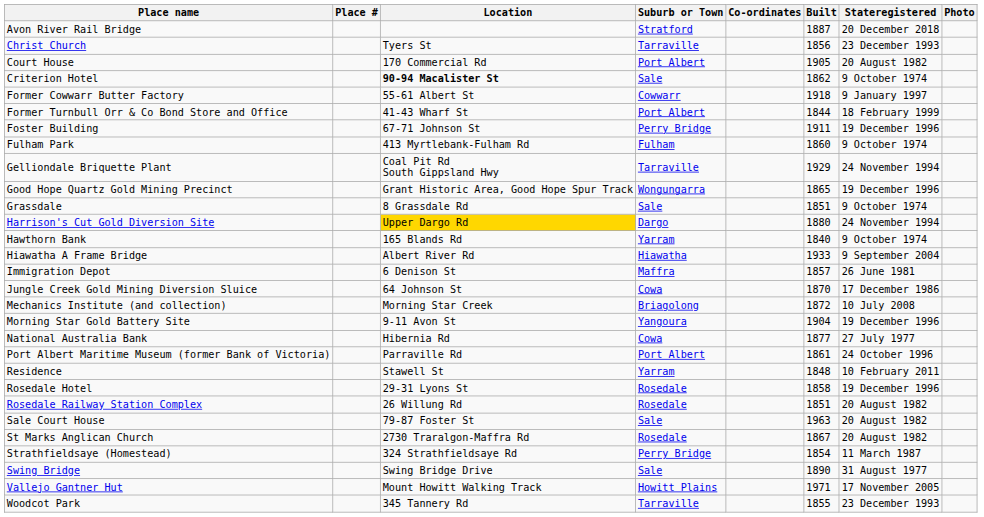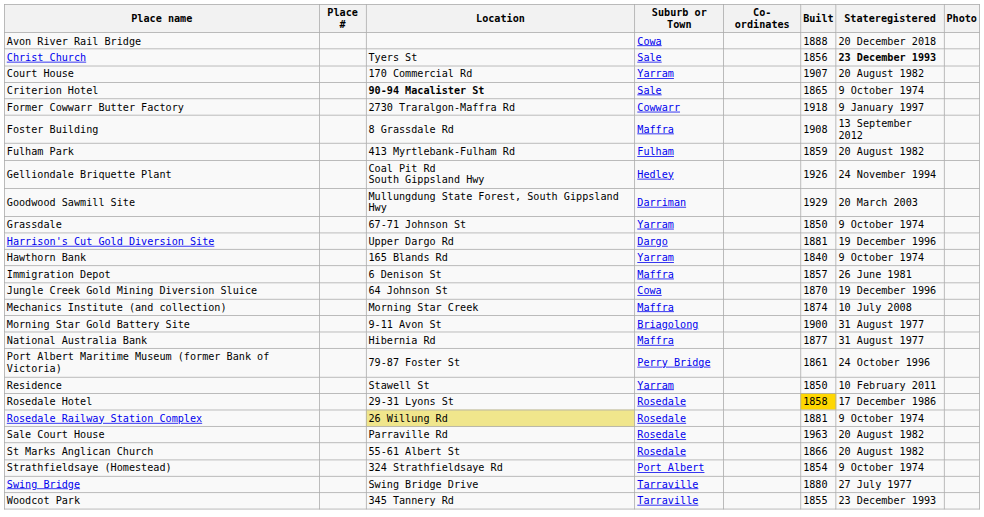(665, 29) Stratford -> (649, 41) Cowa
(818, 29) 1887 -> (815, 41) 1888
(668, 46) Tarraville -> (649, 57) Sale
(890, 46) normal -> (887, 57) bold
(671, 62) Port Albert -> (656, 74) Yarram
(818, 62) 1905 -> (815, 74) 1907
(818, 79) 1862 -> (815, 90) 1865
(429, 95) 55-61 Albert St -> (442, 107) 2730 Traralgon-Maffra Rd
- row: (147, 112)
(432, 128) 67-71 Johnson St -> (411, 129) 8 Grassdale Rd
(675, 128) Perry Bridge -> (656, 129) Maffra
(818, 128) 1911 -> (815, 129) 1908
(890, 128) 19 December 1996 -> (875, 129) 13 September 2012
(818, 145) 1860 -> (815, 152) 1859
(884, 145) 9 October 1974 -> (881, 152) 20 August 1982
(668, 167) Tarraville -> (656, 174) Hedley
(818, 167) 1929 -> (815, 174) 1926
- row: (120, 190)
+ row: (71, 202)
(425, 206) 8 Grassdale Rd -> (417, 225) 67-71 Johnson St
(650, 206) Sale -> (656, 225) Yarram
(818, 206) 1851 -> (815, 225) 1850
(425, 223) gold background -> (411, 241) no background
(818, 223) 1880 -> (815, 241) 1881
(890, 223) 24 November 1994 -> (887, 241) 19 December 1996
- row: (77, 256)
(890, 289) 17 December 1986 -> (887, 291) 19 December 1996
(668, 305) Briagolong -> (656, 307) Maffra
(818, 305) 1872 -> (815, 307) 1874
(662, 322) Yangoura -> (668, 324) Briagolong
(818, 322) 1904 -> (815, 324) 1900
(890, 322) 19 December 1996 -> (881, 324) 31 August 1977
(650, 338) Cowa -> (656, 340) Maffra
(878, 338) 27 July 1977 -> (881, 340) 31 August 1977
(422, 355) Parraville Rd -> (414, 363) 79-87 Foster St
(671, 355) Port Albert -> (674, 363) Perry Bridge
(818, 371) 1848 -> (815, 385) 1850
(818, 388) no background -> (815, 402) gold background
(890, 388) 19 December 1996 -> (887, 402) 17 December 1986
(422, 404) no background -> (408, 418) khaki background
(818, 404) 1851 -> (815, 418) 1881
(884, 404) 20 August 1982 -> (881, 418) 9 October 1974
(429, 421) 79-87 Foster St -> (408, 435) Parraville Rd
(650, 421) Sale -> (662, 435) Rosedale
(456, 438) 2730 Traralgon-Maffra Rd -> (414, 451) 55-61 Albert St
(818, 438) 1867 -> (815, 451) 1866
(675, 454) Perry Bridge -> (671, 468) Port Albert
(881, 454) 11 March 1987 -> (881, 468) 9 October 1974
(650, 471) Sale -> (668, 484) Tarraville
(818, 471) 1890 -> (815, 484) 1880
(884, 471) 31 August 1977 -> (875, 484) 27 July 1977
- row: (65, 487)
